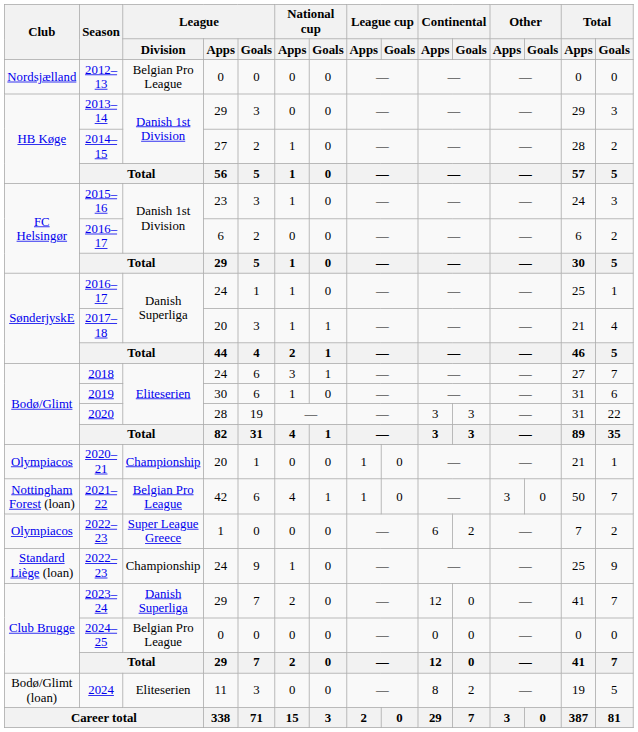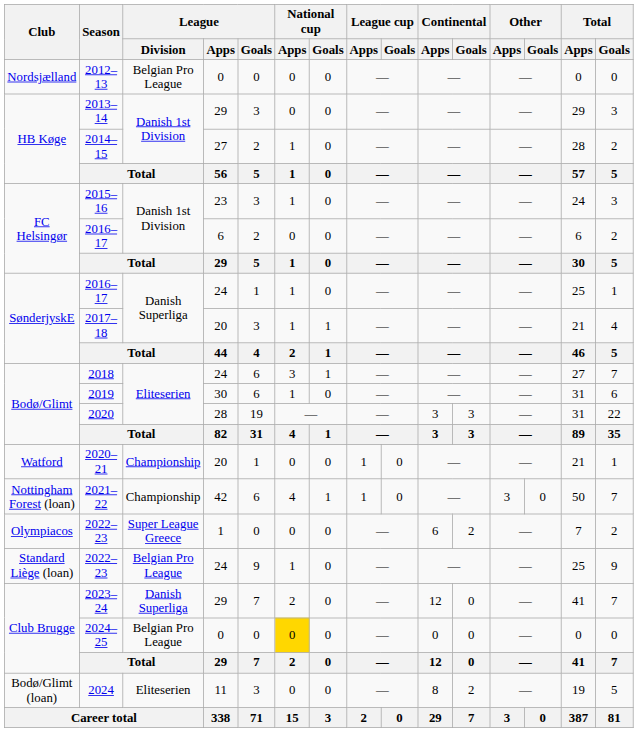(42, 461) Olympiacos -> (42, 461) Watford
(163, 496) Belgian Pro League -> (163, 496) Championship
(163, 565) Championship -> (163, 565) Belgian Pro League
(292, 635) no background -> (292, 635) gold background
